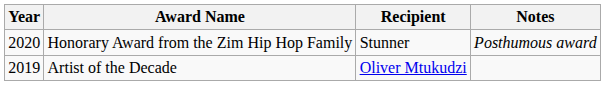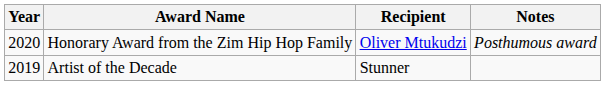(385, 42) Stunner -> (413, 42) Oliver Mtukudzi
(413, 67) Oliver Mtukudzi -> (385, 67) Stunner
